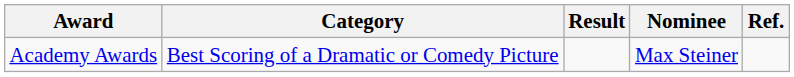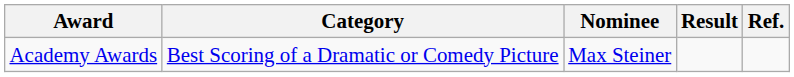columns swapped: (686, 21) <-> (597, 21)
